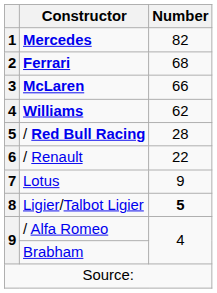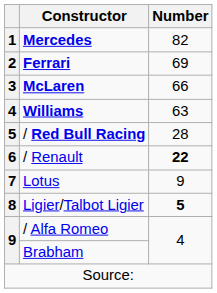(180, 63) 68 -> (180, 63) 69
(180, 110) 62 -> (180, 110) 63
(180, 157) normal -> (180, 157) bold
